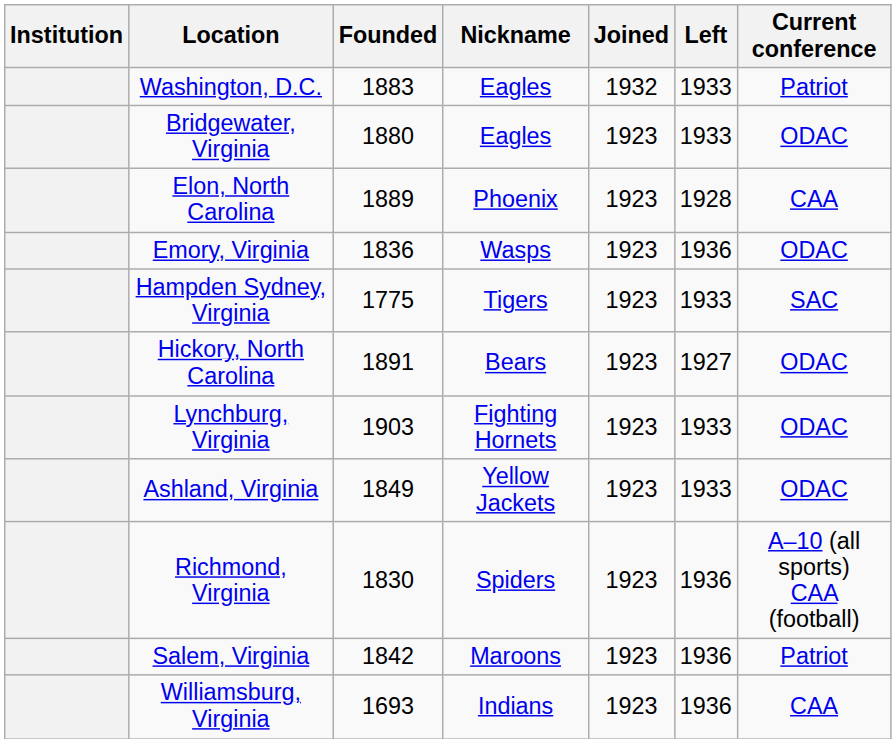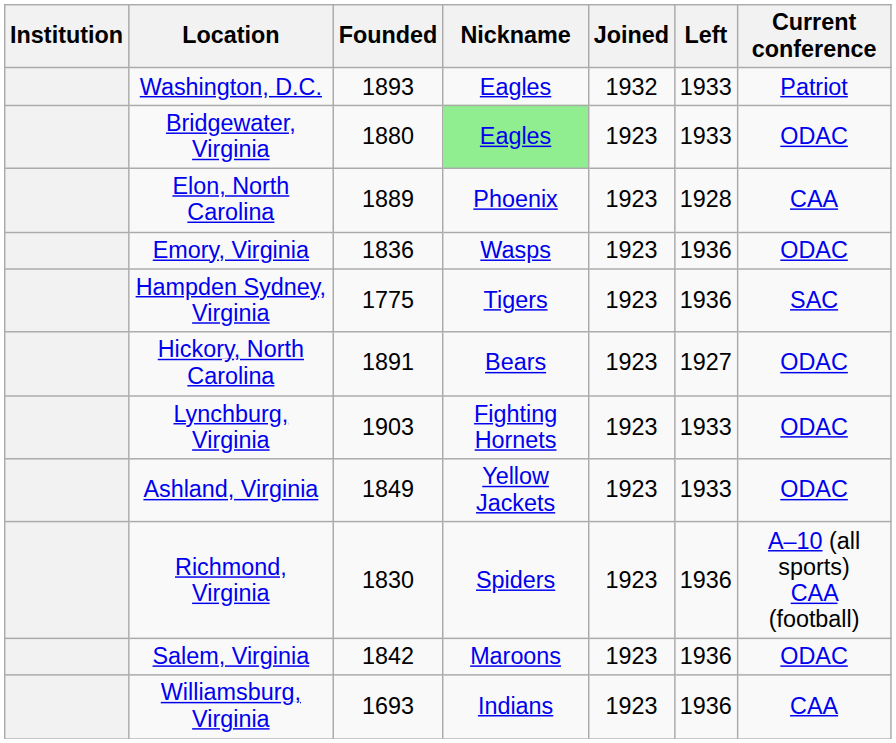(388, 86) 1883 -> (388, 86) 1893
(516, 136) no background -> (516, 136) lightgreen background
(706, 300) 1933 -> (706, 300) 1936
(814, 656) Patriot -> (814, 656) ODAC
